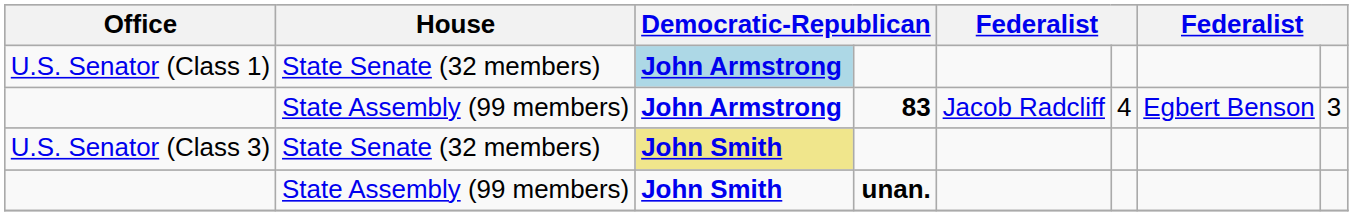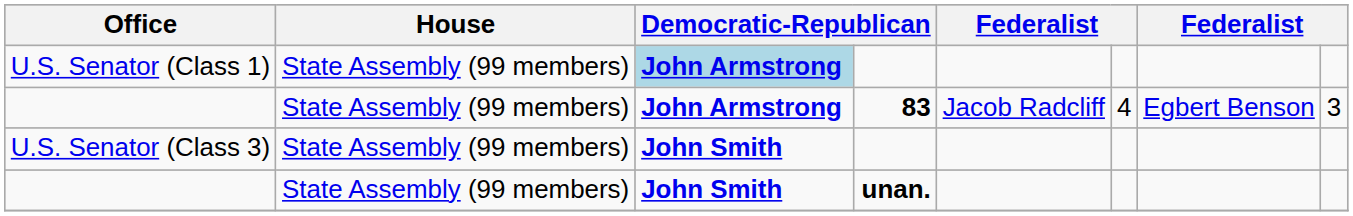(441, 66) State Senate (32 members) -> (456, 66) State Assembly (99 members)
(441, 148) State Senate (32 members) -> (456, 148) State Assembly (99 members)
(712, 148) khaki background -> (712, 148) no background
